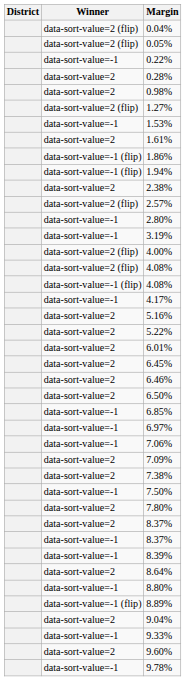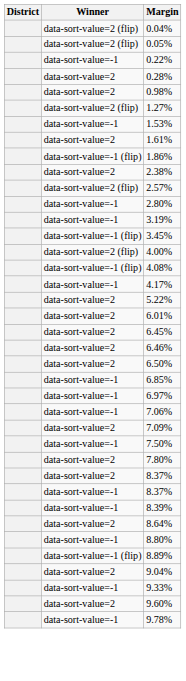- row: (93, 172)
+ row: (93, 236)
- row: (91, 268)
- row: (79, 316)
- row: (79, 476)
